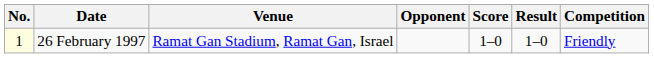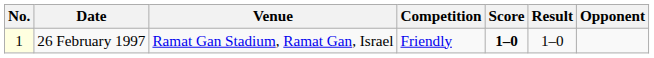columns swapped: (433, 16) <-> (604, 16)
(491, 40) normal -> (507, 40) bold
